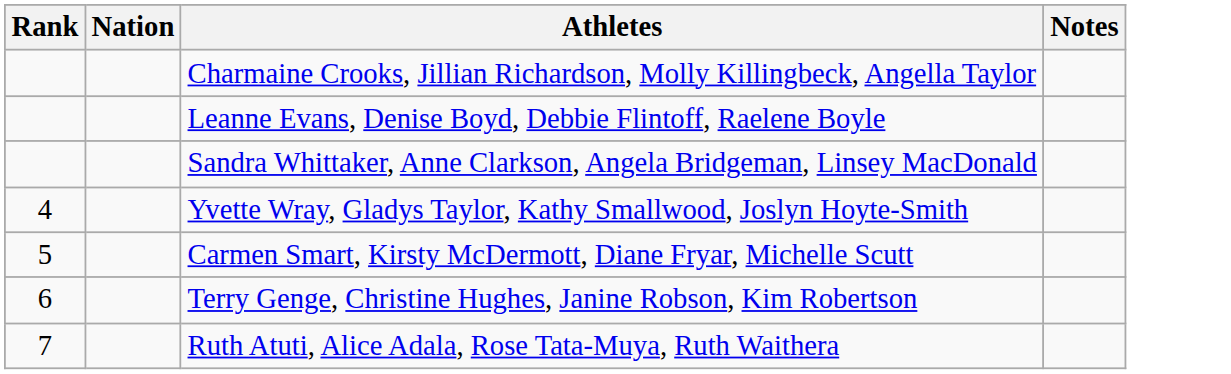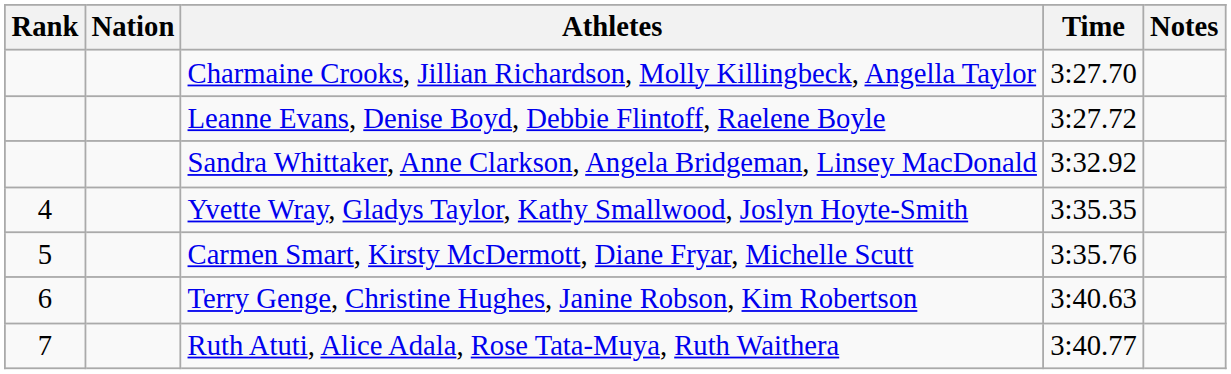+ column: (1094, 27)
